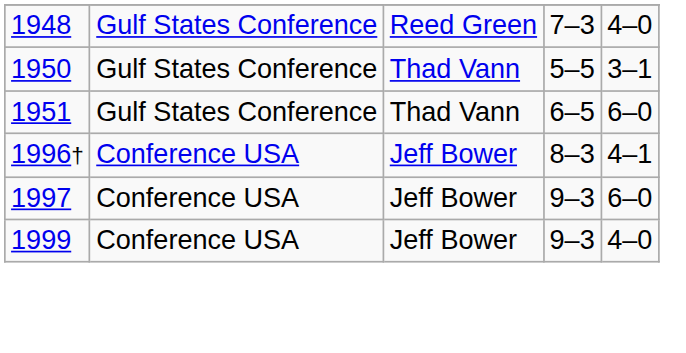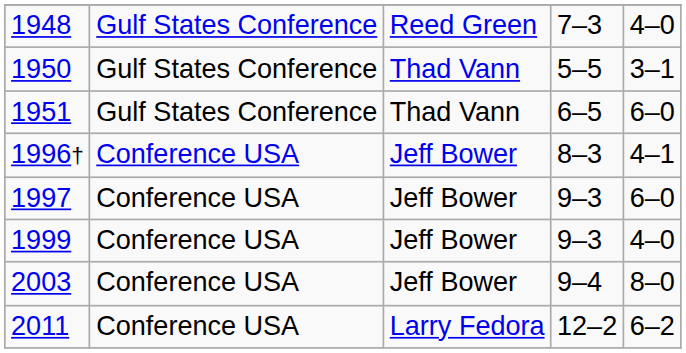+ row: (41, 283)
+ row: (40, 326)
